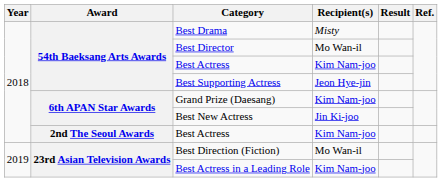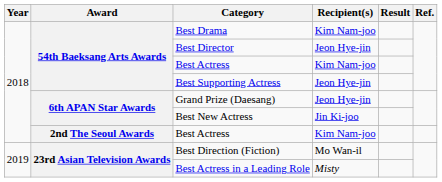(327, 30) Misty -> (345, 30) Kim Nam-joo
(338, 47) Mo Wan-il -> (343, 47) Jeon Hye-jin
(345, 99) Kim Nam-joo -> (343, 99) Jeon Hye-jin
(345, 168) Kim Nam-joo -> (327, 168) Misty
